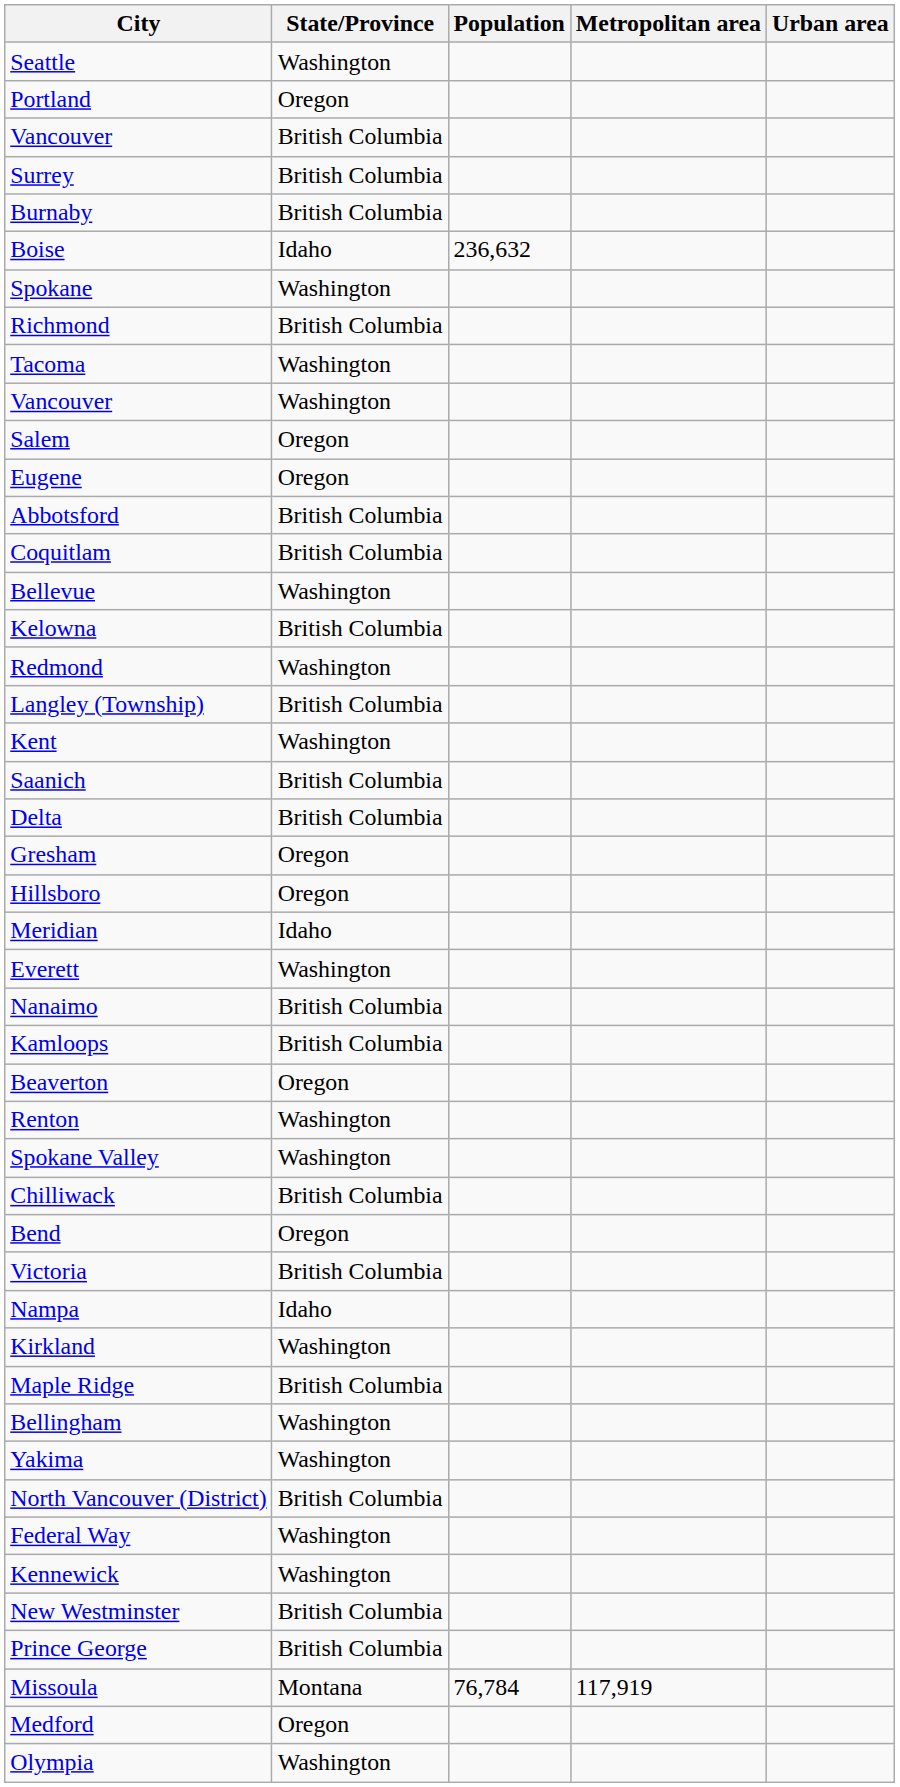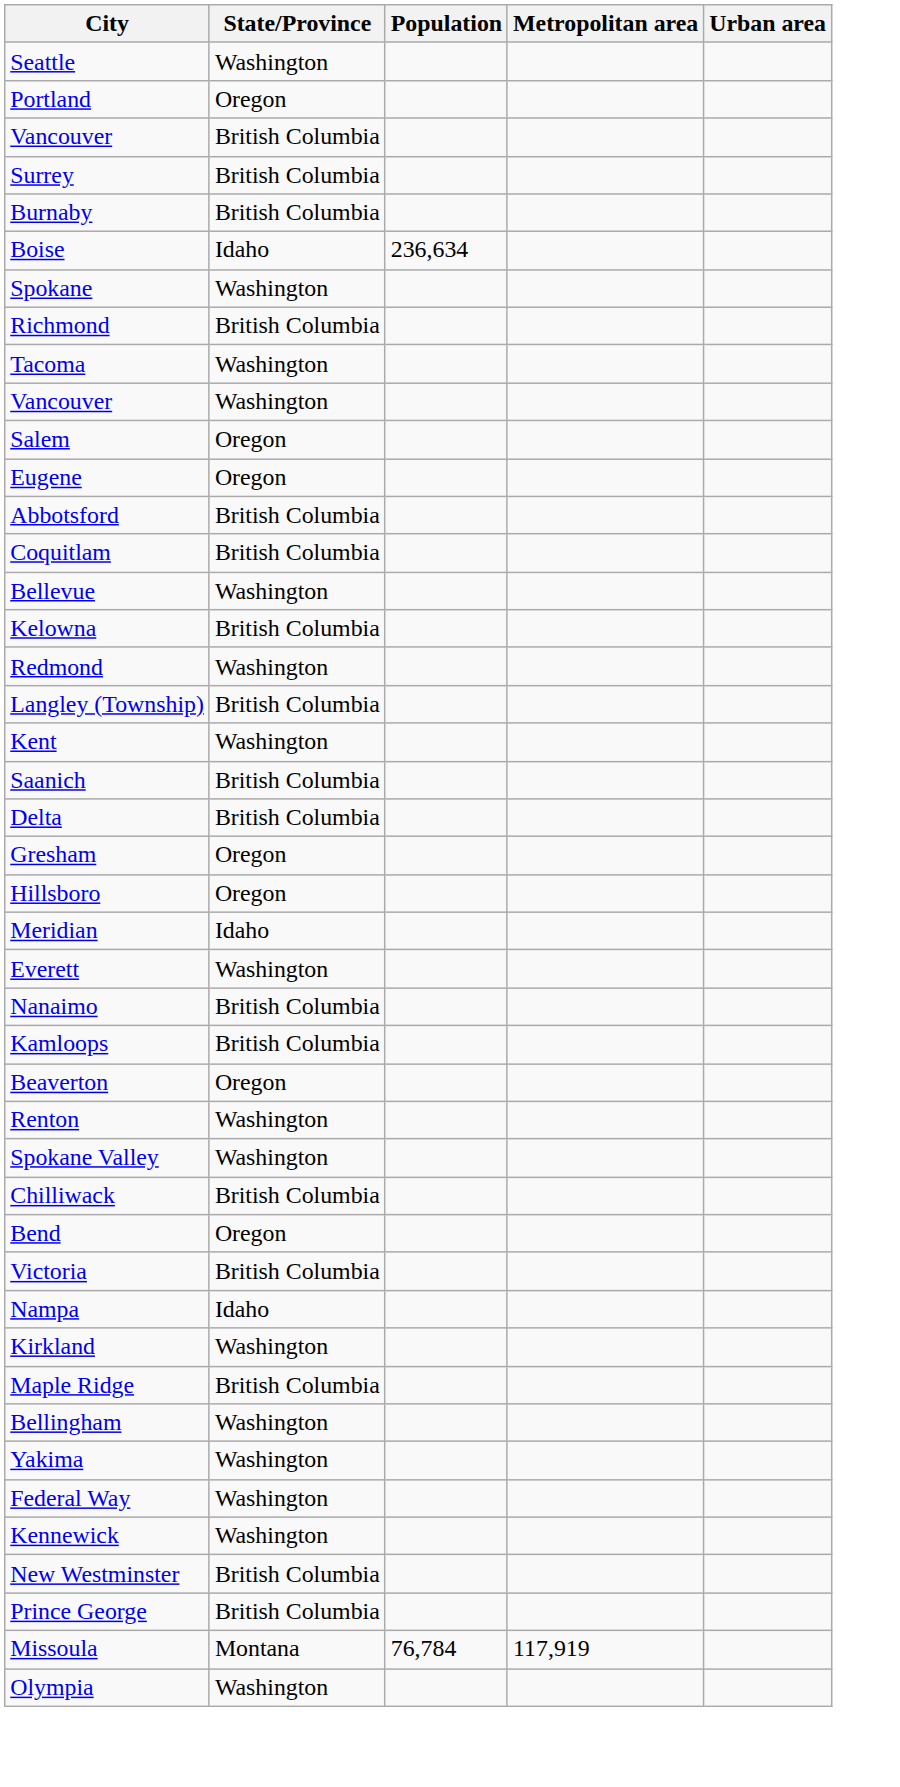(492, 250) 236,632 -> (430, 250) 236,634
- row: (138, 1497)
- row: (52, 1724)
